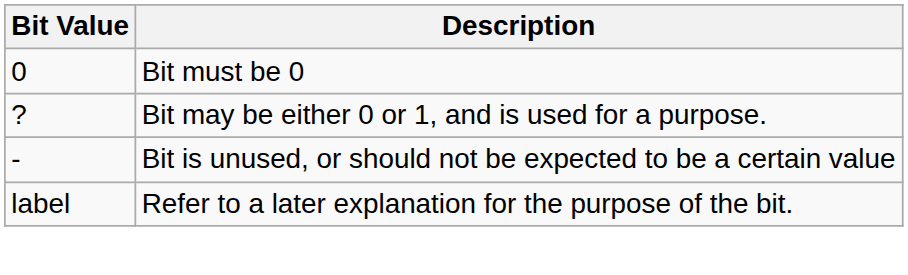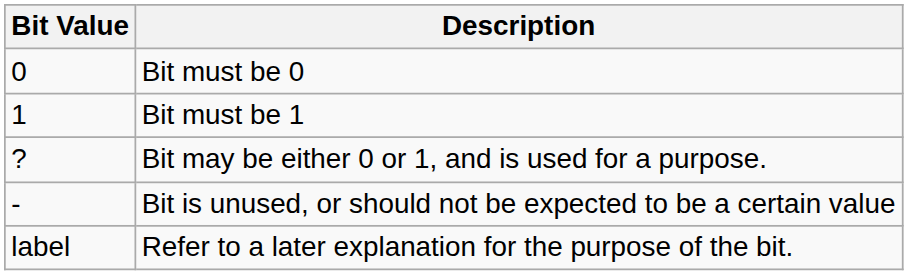+ row: (223, 114)
